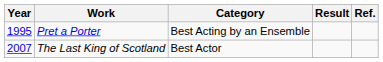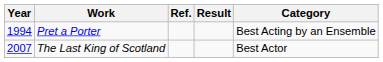columns swapped: (240, 13) <-> (365, 13)
(19, 31) 1995 -> (19, 31) 1994
